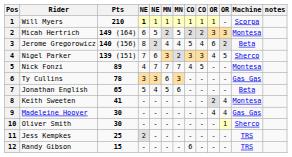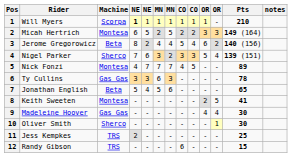columns swapped: (247, 10) <-> (118, 10)
(214, 56) 4 -> (205, 56) 5
(225, 56) 5 -> (217, 56) 4
(225, 101) 4 -> (217, 101) 5
